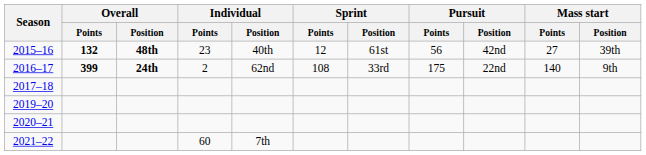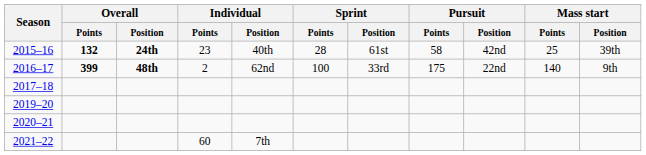(147, 50) 48th -> (147, 50) 24th
(321, 50) 12 -> (321, 50) 28
(436, 50) 56 -> (436, 50) 58
(552, 50) 27 -> (552, 50) 25
(147, 68) 24th -> (147, 68) 48th
(321, 68) 108 -> (321, 68) 100
